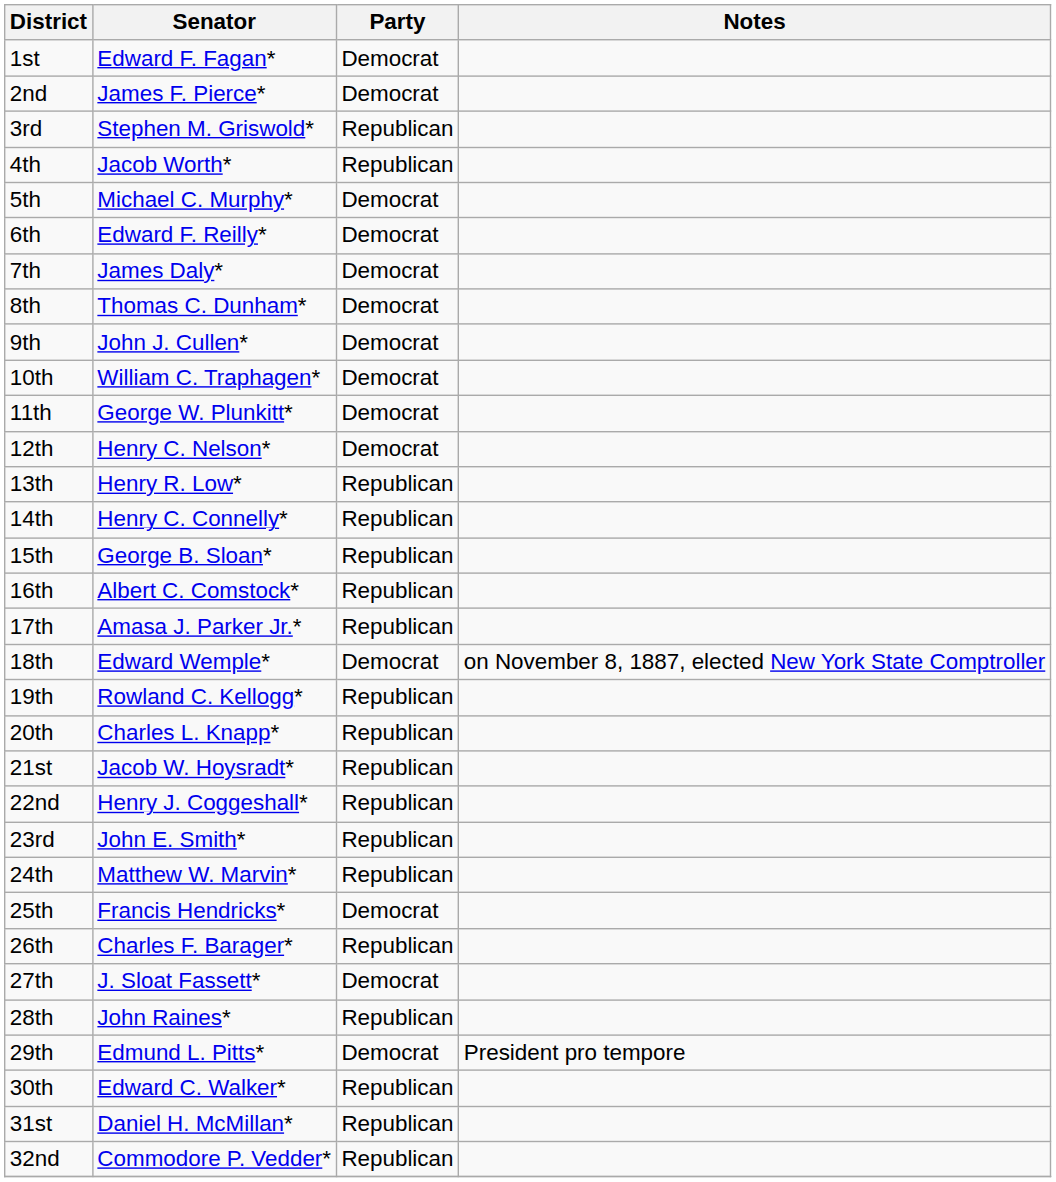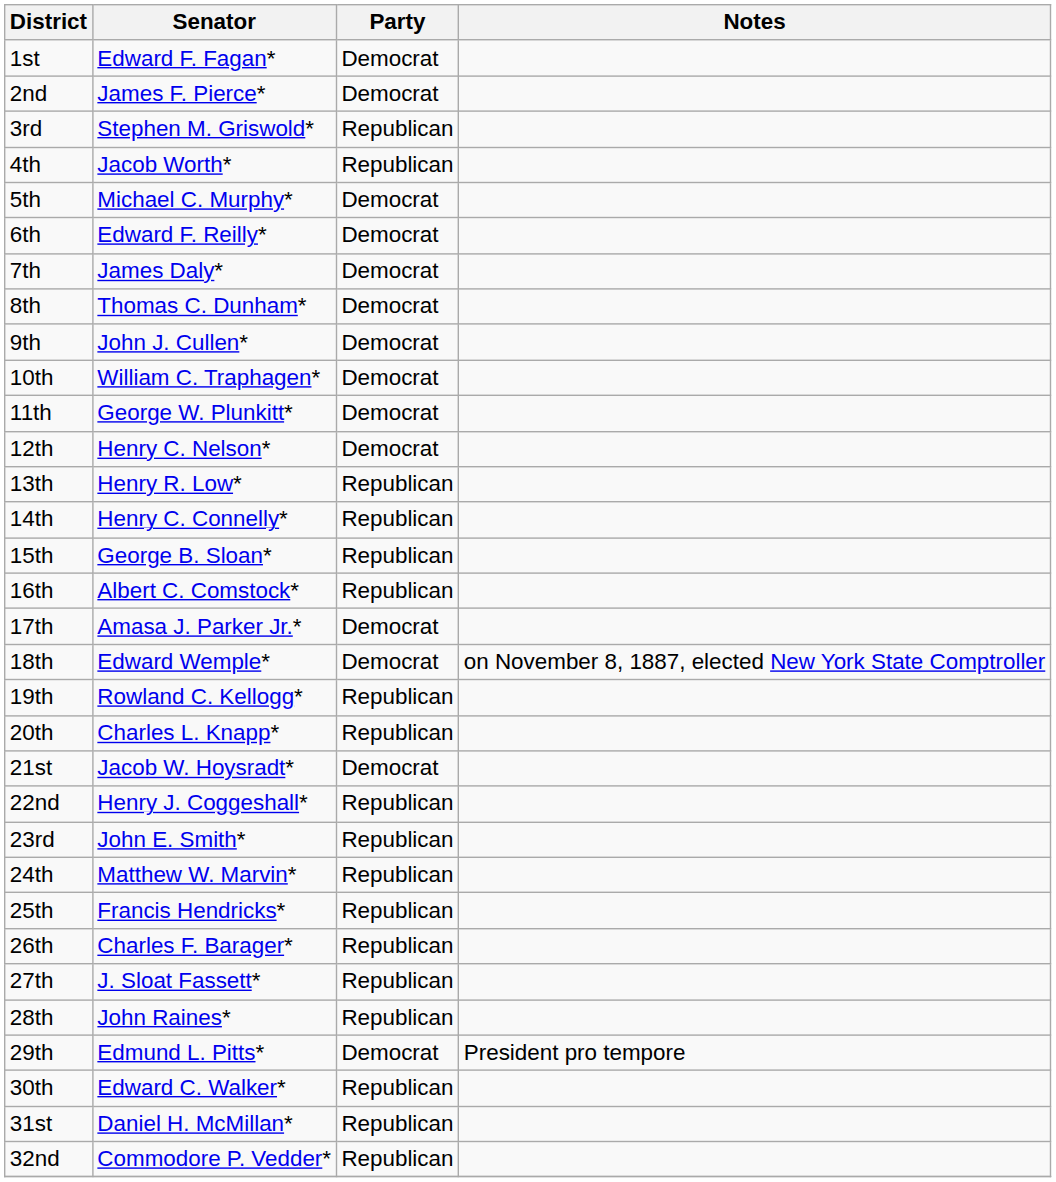(397, 626) Republican -> (390, 626) Democrat
(397, 768) Republican -> (390, 768) Democrat
(390, 910) Democrat -> (397, 910) Republican
(390, 981) Democrat -> (397, 981) Republican
